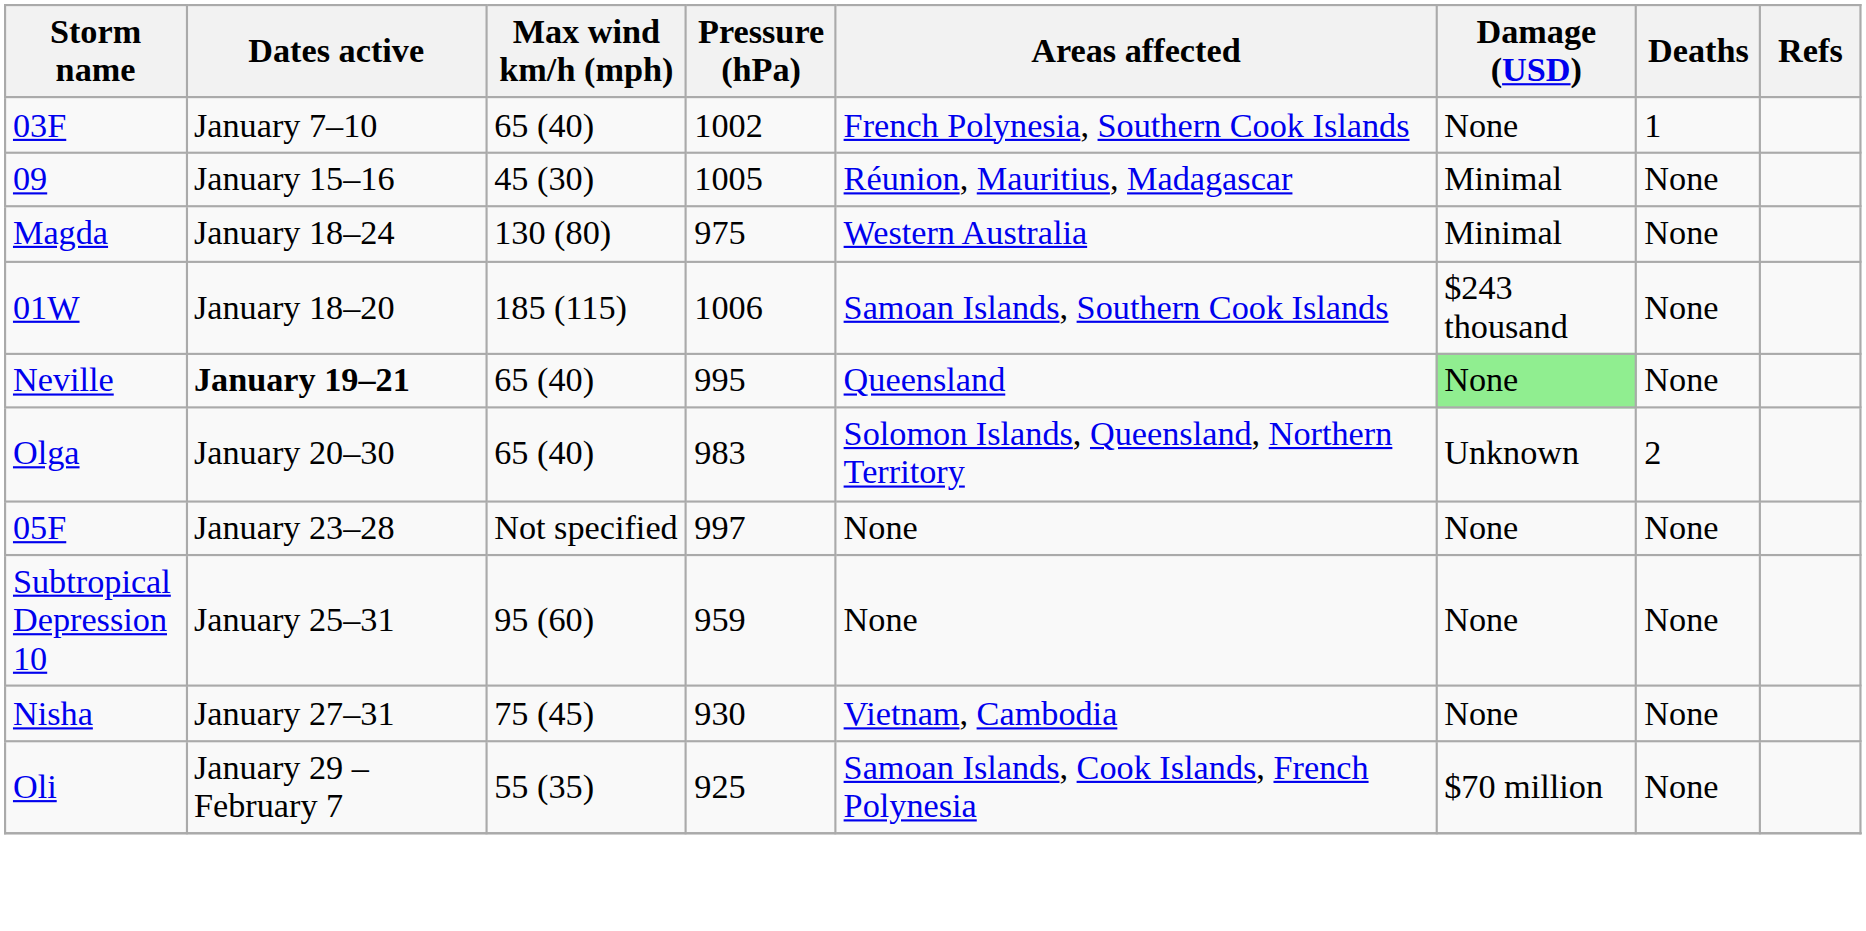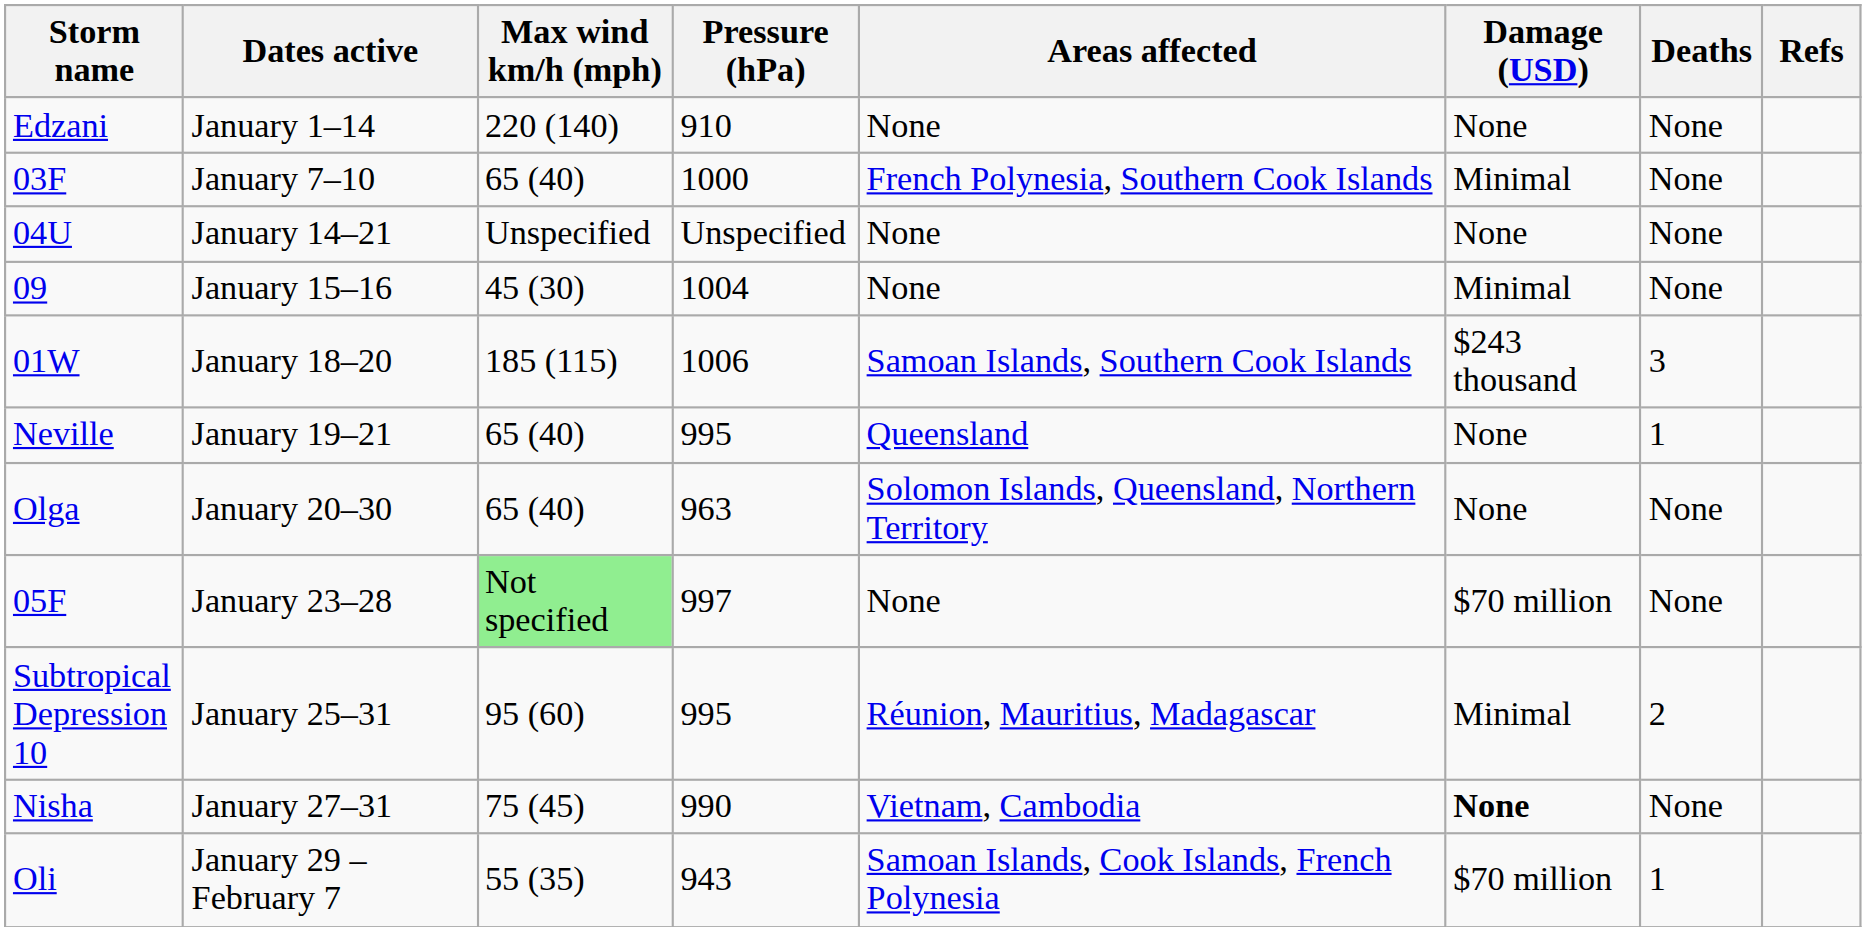+ row: (60, 124)
(729, 124) 1002 -> (715, 178) 1000
(1481, 124) None -> (1512, 178) Minimal
(1653, 124) 1 -> (1686, 178) None
+ row: (42, 233)
(729, 178) 1005 -> (715, 287) 1004
(1068, 178) Réunion, Mauritius, Madagascar -> (904, 287) None
- row: (61, 233)
(1681, 306) None -> (1657, 360) 3
(302, 380) bold -> (292, 434) normal
(1481, 380) lightgreen background -> (1490, 434) no background
(1681, 380) None -> (1657, 434) 1
(720, 453) 983 -> (706, 508) 963
(1512, 453) Unknown -> (1490, 508) None
(1653, 453) 2 -> (1686, 508) None
(586, 527) no background -> (547, 600) lightgreen background
(1481, 527) None -> (1533, 600) $70 million
(720, 620) 959 -> (706, 712) 995
(881, 620) None -> (1091, 712) Réunion, Mauritius, Madagascar
(1481, 620) None -> (1512, 712) Minimal
(1681, 620) None -> (1657, 712) 2
(720, 712) 930 -> (706, 805) 990
(1481, 712) normal -> (1491, 805) bold
(720, 786) 925 -> (706, 879) 943
(1681, 786) None -> (1657, 879) 1
